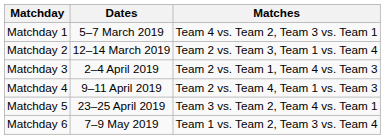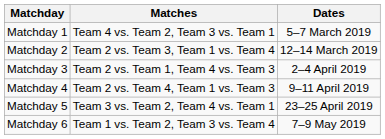columns swapped: (122, 13) <-> (277, 13)
